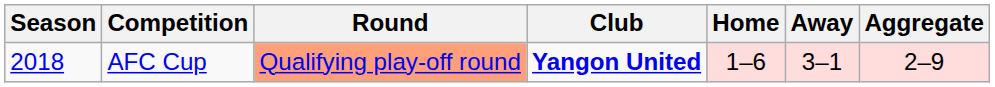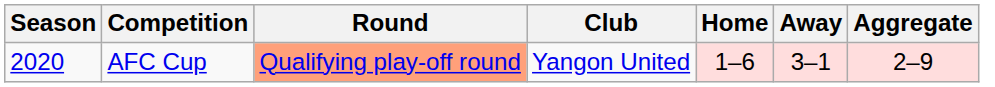(37, 61) 2018 -> (37, 61) 2020
(617, 61) bold -> (611, 61) normal
